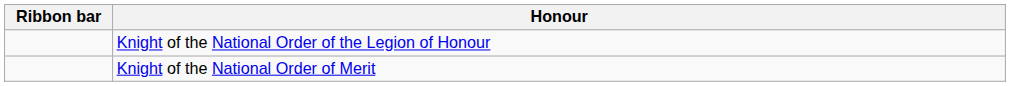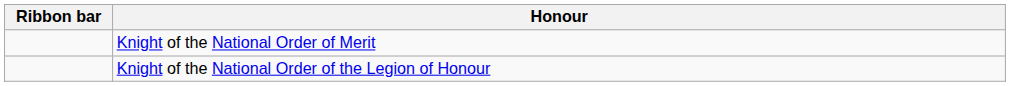rows swapped: (304, 42) <-> (246, 68)
